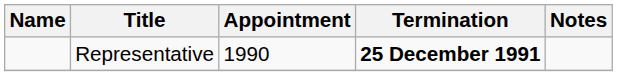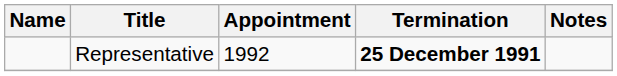(246, 53) 1990 -> (246, 53) 1992
